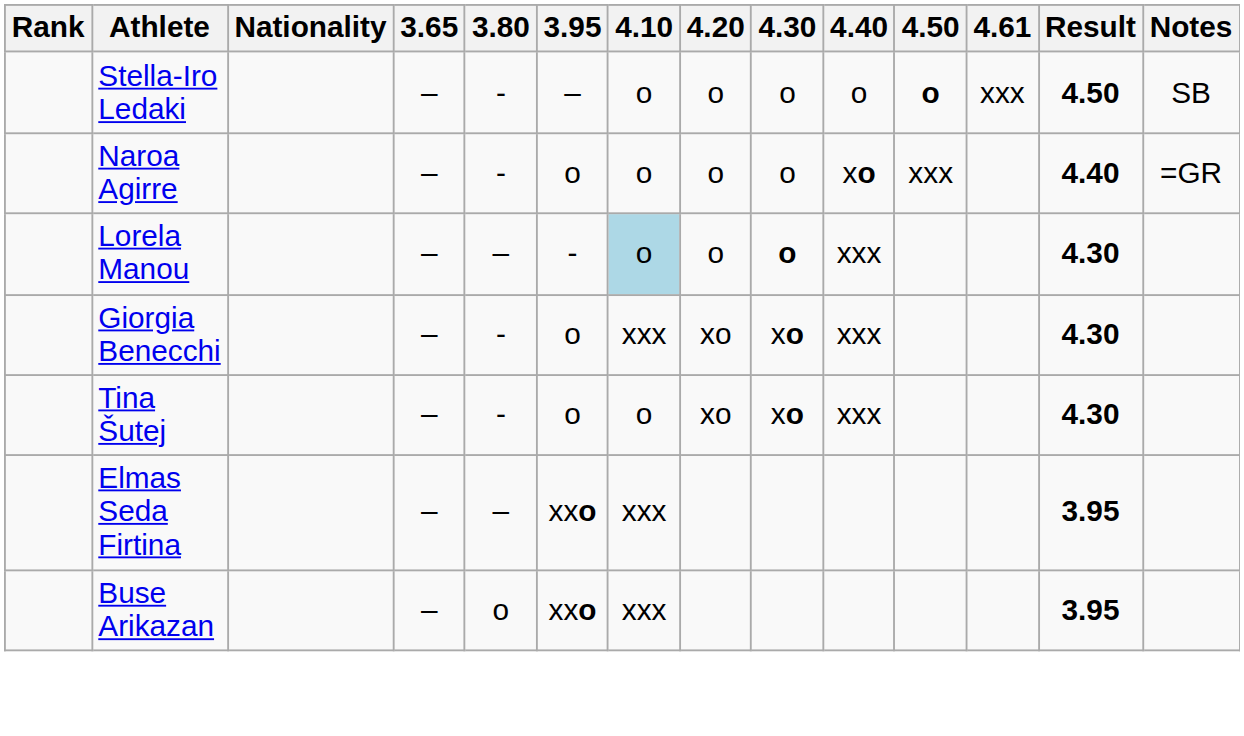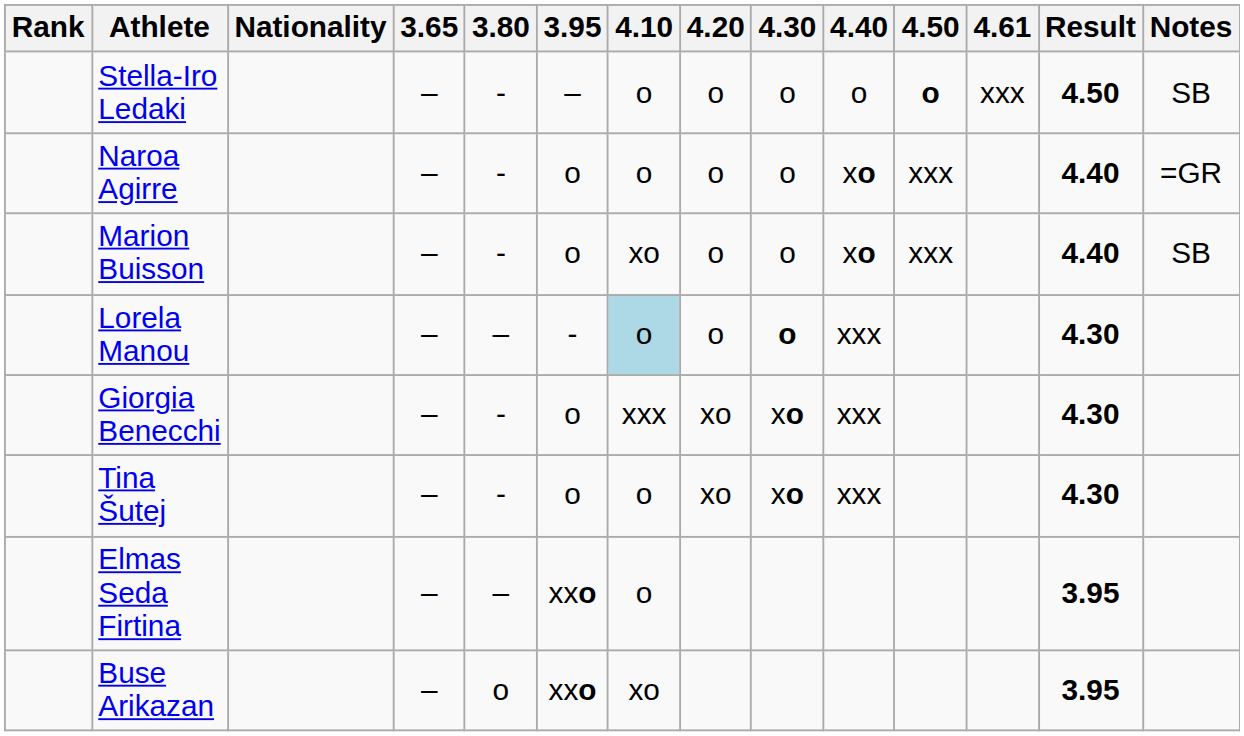+ row: (151, 253)
(644, 512) xxx -> (644, 592) o
(644, 609) xxx -> (644, 690) xo
